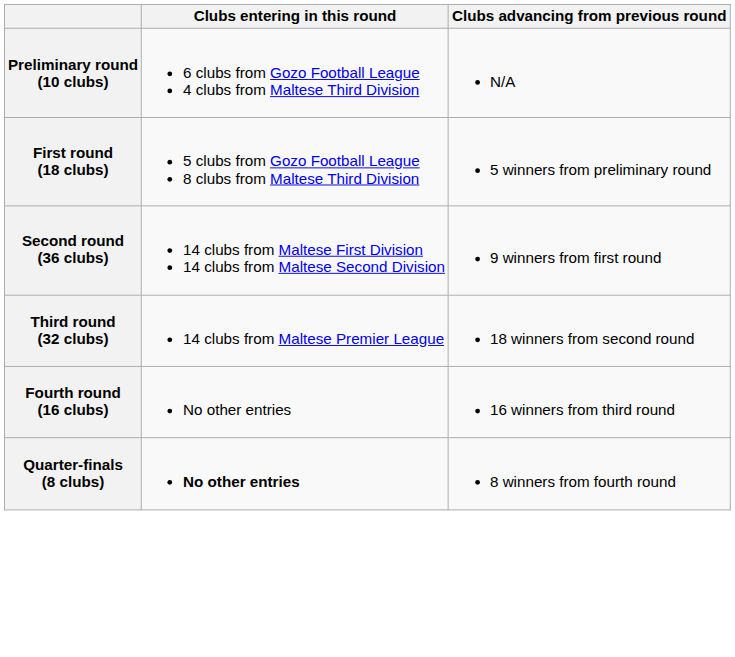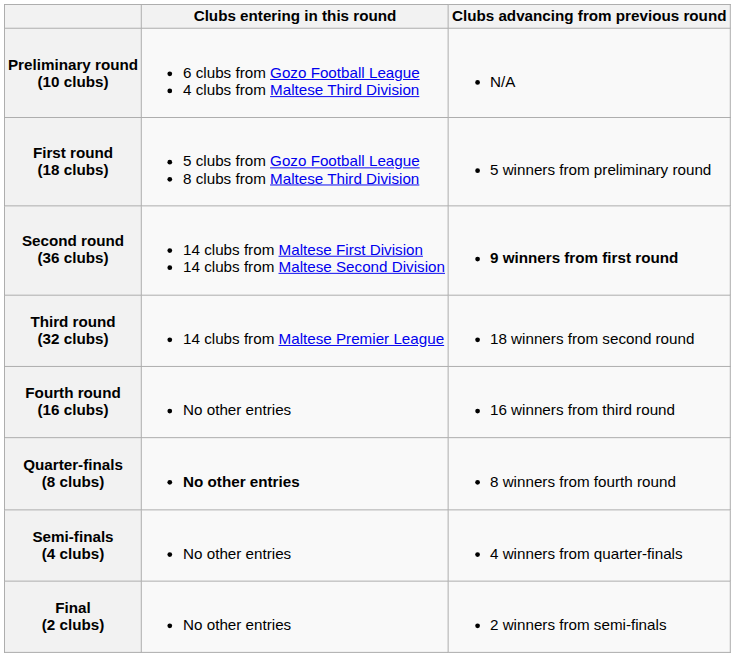(589, 259) normal -> (589, 259) bold
+ row: (73, 545)
+ row: (73, 616)
